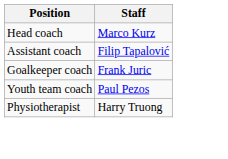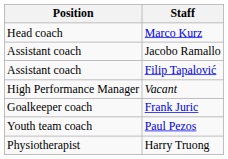+ row: (183, 51)
+ row: (161, 88)
